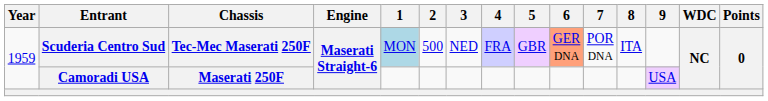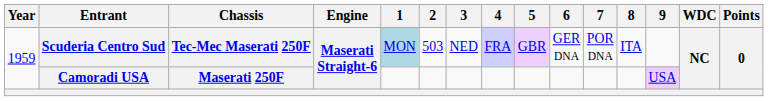(433, 47) 500 -> (433, 47) 503
(566, 47) lightsalmon background -> (566, 47) no background
